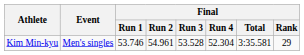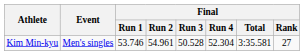(191, 43) 53.528 -> (191, 43) 50.528
(287, 43) 29 -> (287, 43) 27
